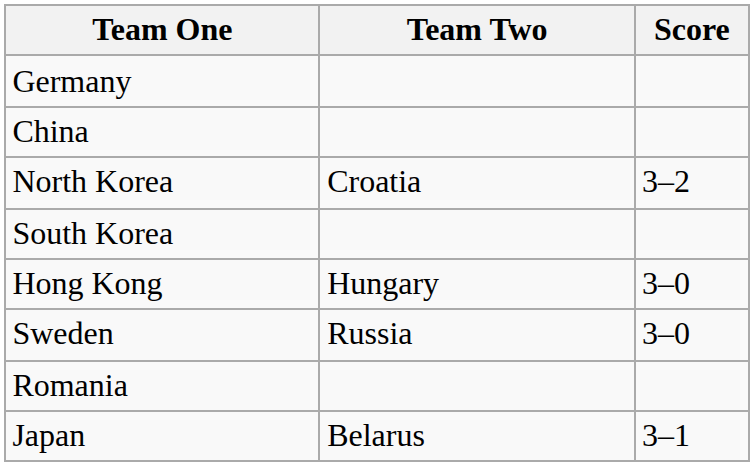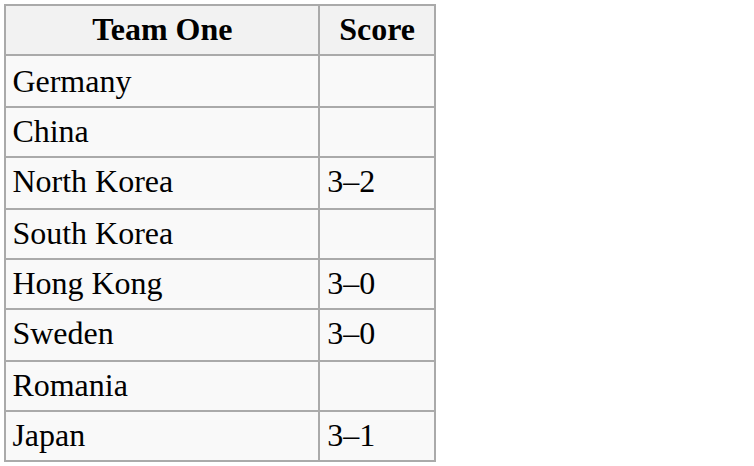- column: (477, 29)
